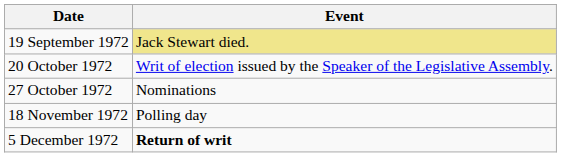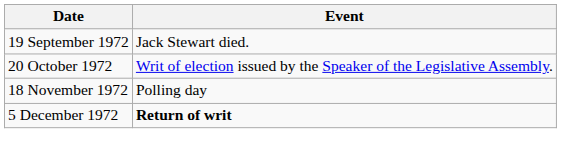(193, 41) khaki background -> (193, 41) no background
- row: (60, 90)
